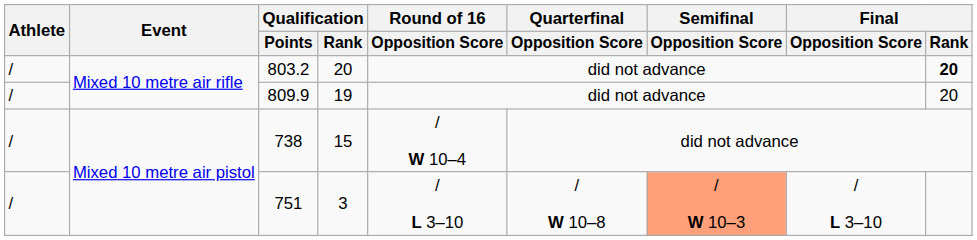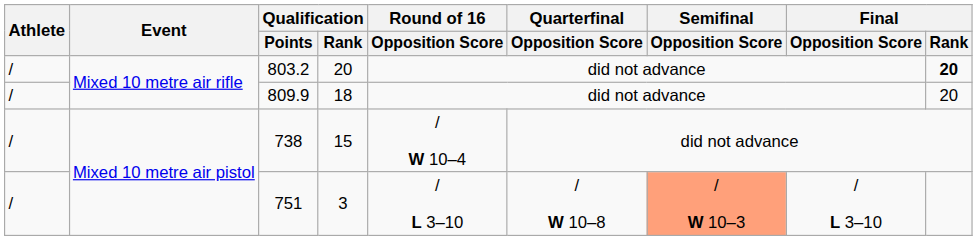(343, 96) 19 -> (343, 96) 18
